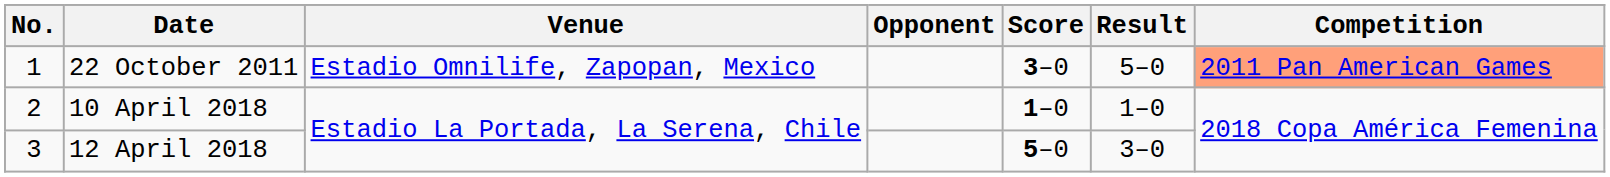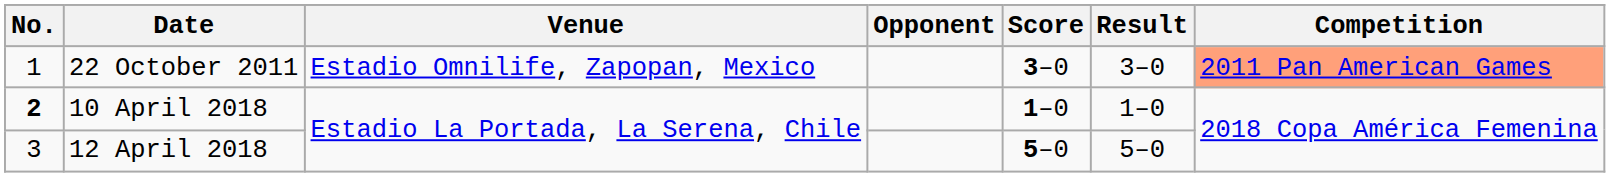(1142, 67) 5–0 -> (1142, 67) 3–0
(34, 109) normal -> (34, 109) bold
(1142, 150) 3–0 -> (1142, 150) 5–0
